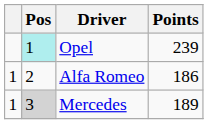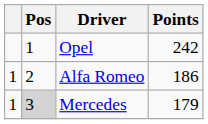(30, 47) paleturquoise background -> (30, 47) no background
(186, 47) 239 -> (186, 47) 242
(186, 104) 189 -> (186, 104) 179
